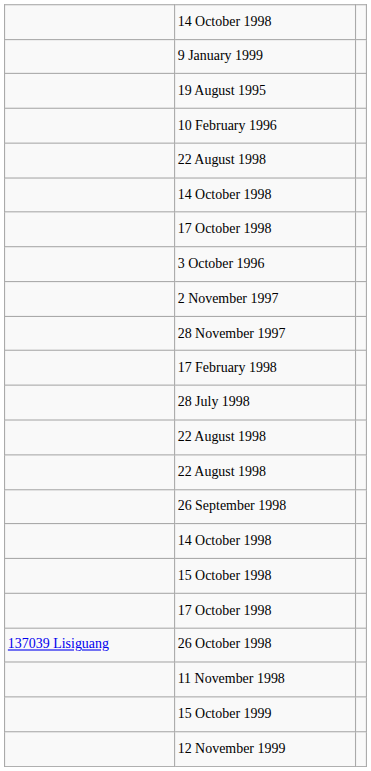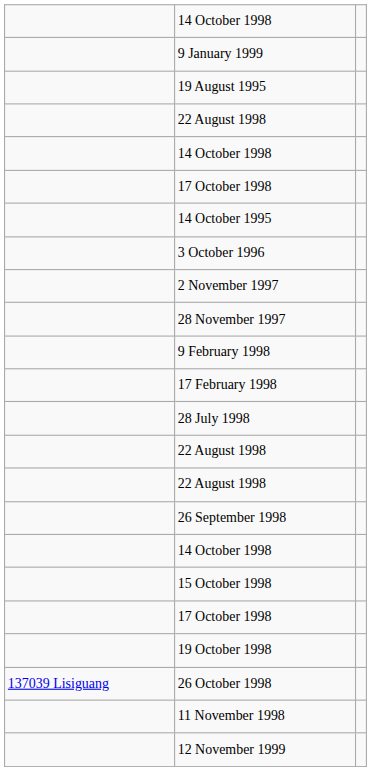- row: (89, 126)
+ row: (89, 220)
+ row: (89, 352)
+ row: (89, 650)
- row: (89, 714)
